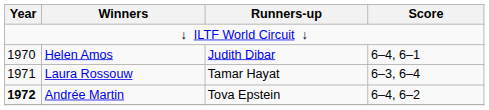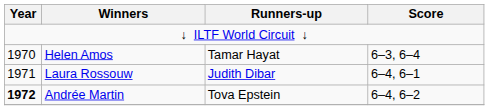(242, 54) Judith Dibar -> (244, 54) Tamar Hayat
(396, 54) 6–4, 6–1 -> (396, 54) 6–3, 6–4
(244, 74) Tamar Hayat -> (242, 74) Judith Dibar
(396, 74) 6–3, 6–4 -> (396, 74) 6–4, 6–1
